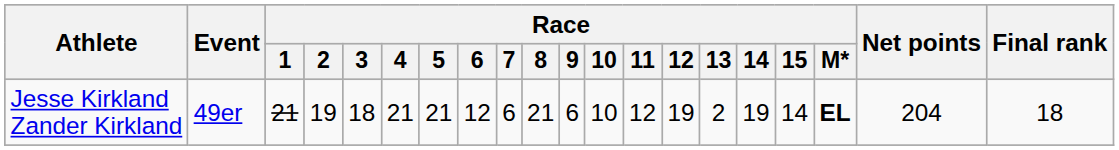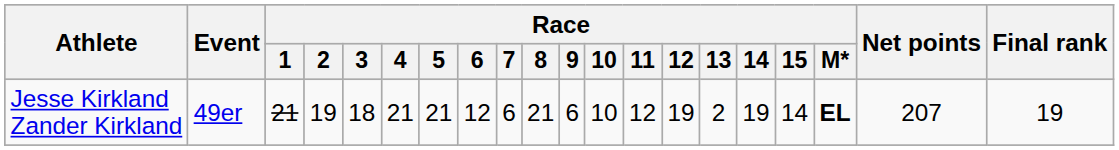(921, 113) 204 -> (921, 113) 207
(1050, 113) 18 -> (1050, 113) 19
